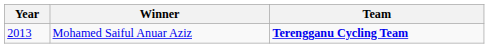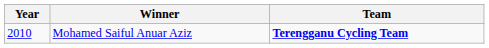(19, 33) 2013 -> (19, 33) 2010
